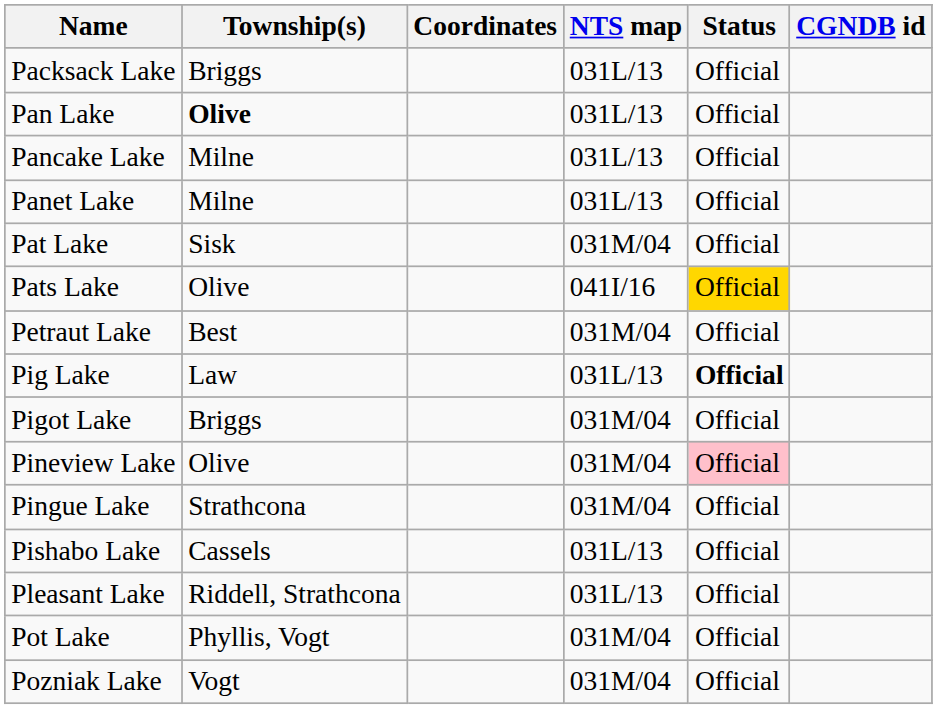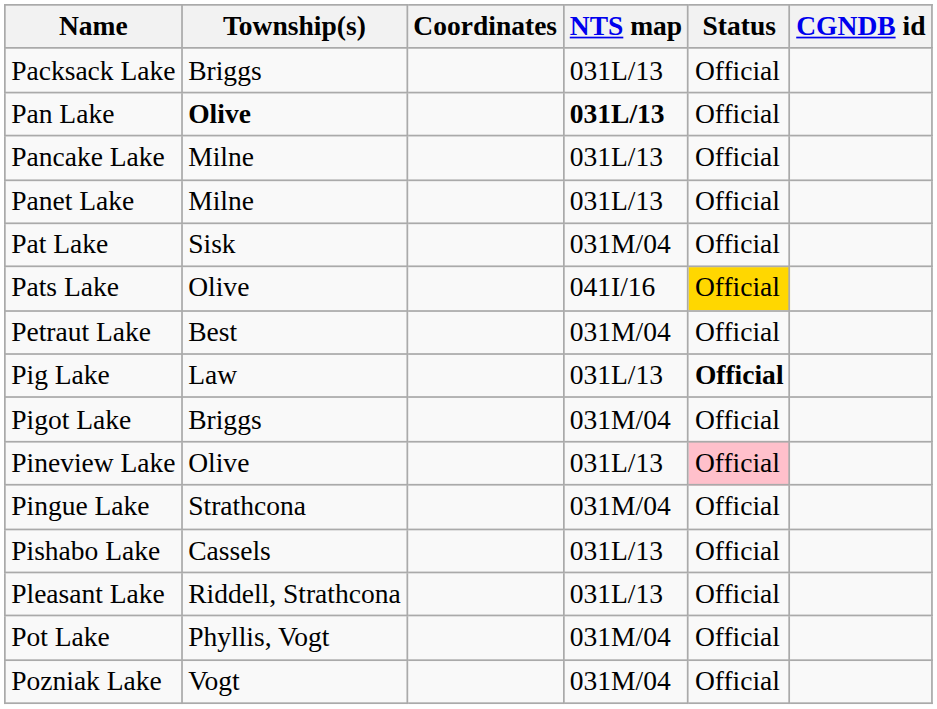(616, 113) normal -> (617, 113) bold
(620, 462) 031M/04 -> (616, 462) 031L/13
